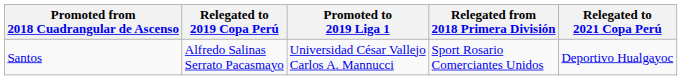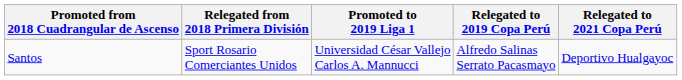columns swapped: (494, 22) <-> (234, 22)
